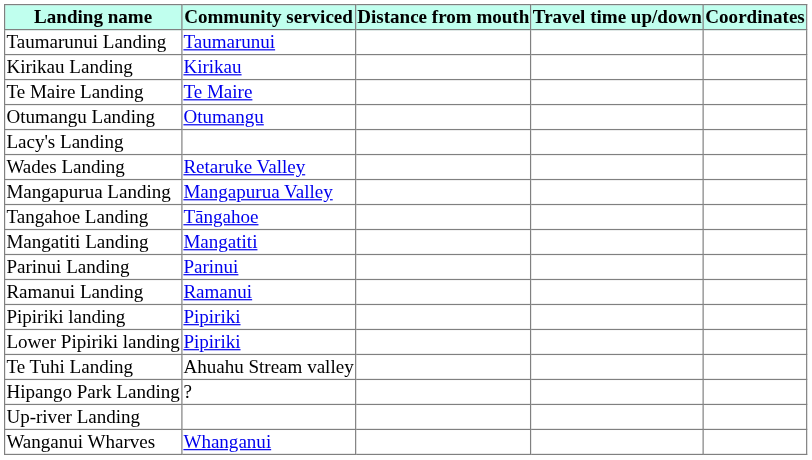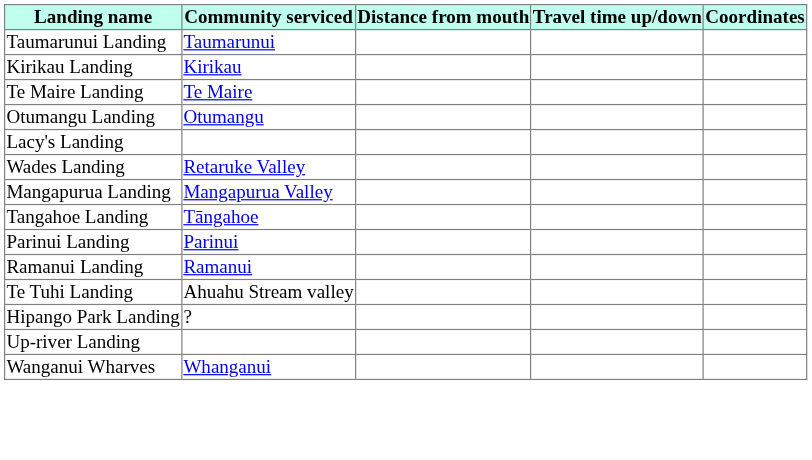- row: (78, 241)
- row: (66, 316)
- row: (93, 341)
